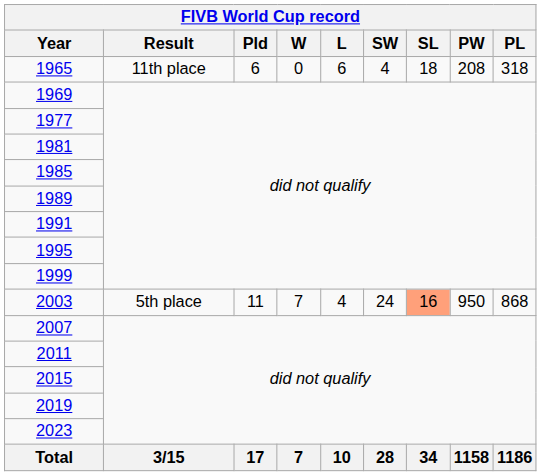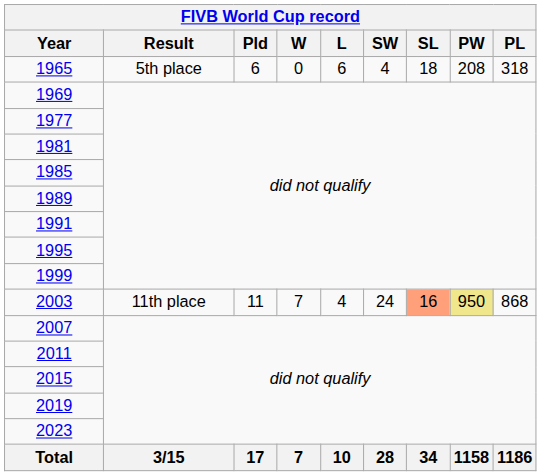(169, 69) 11th place -> (169, 69) 5th place
(169, 302) 5th place -> (169, 302) 11th place
(471, 302) no background -> (471, 302) khaki background
